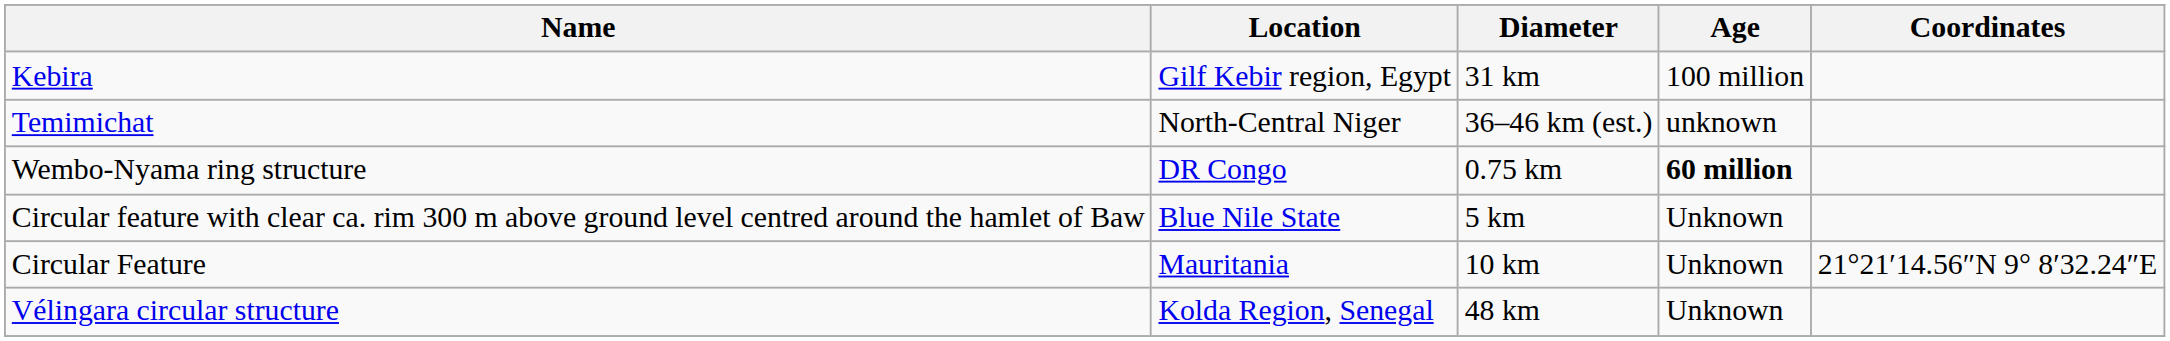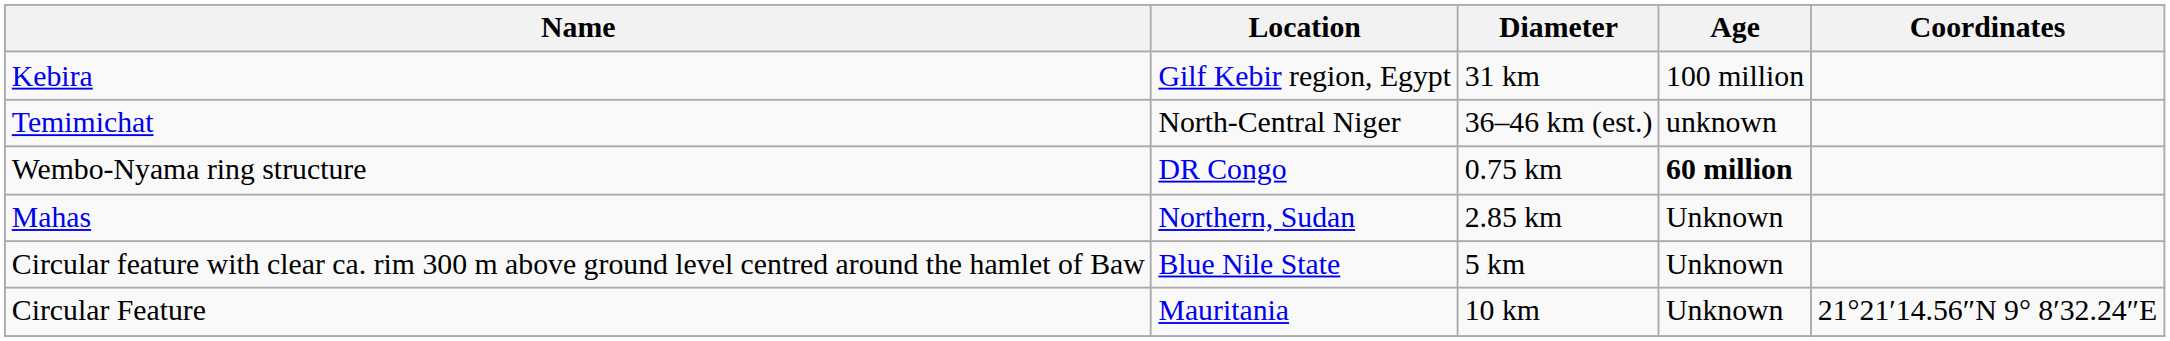+ row: (51, 216)
- row: (175, 311)
